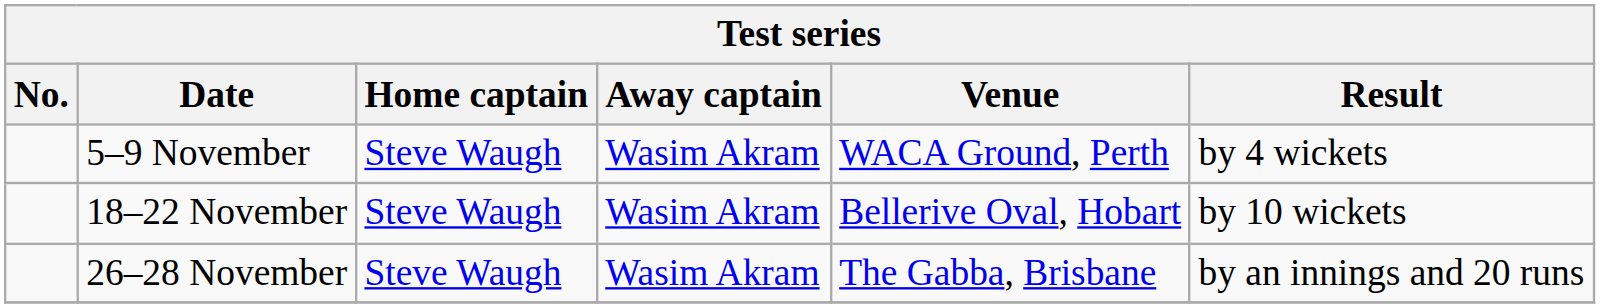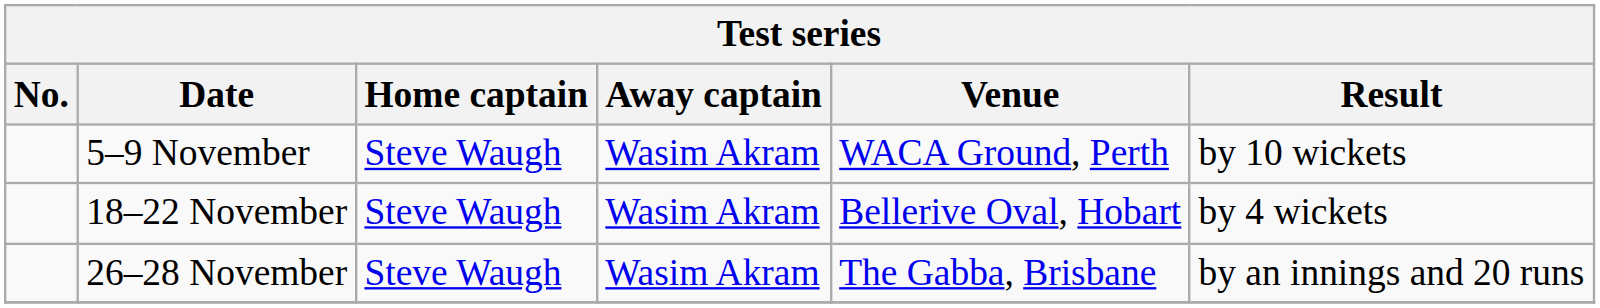(1293, 152) by 4 wickets -> (1303, 152) by 10 wickets
(1303, 212) by 10 wickets -> (1293, 212) by 4 wickets
